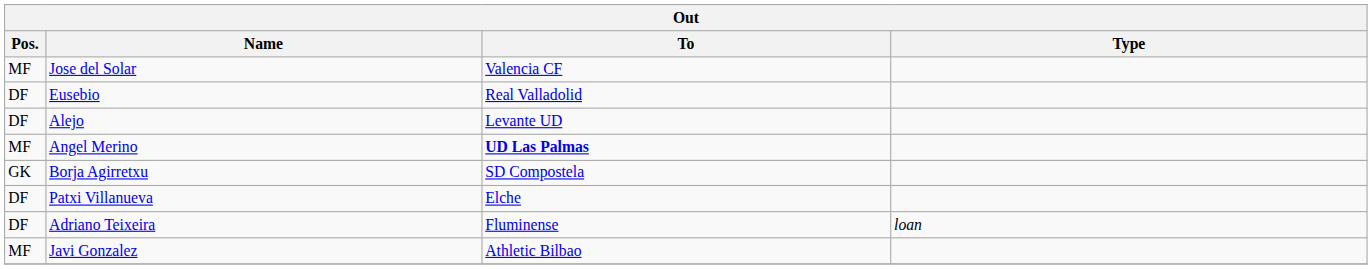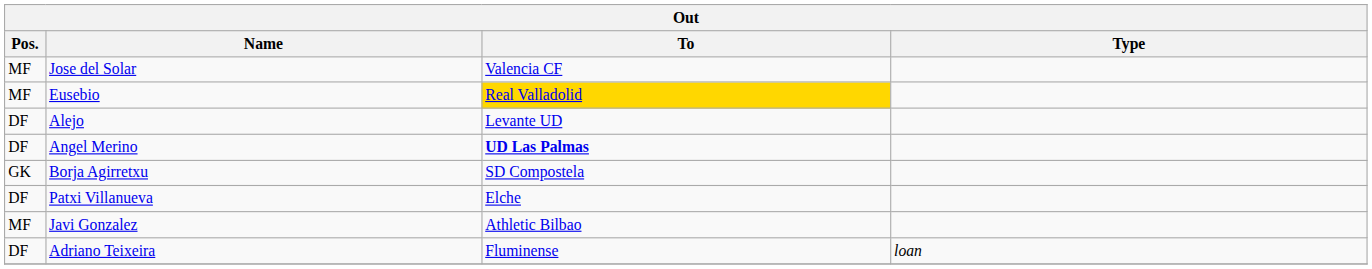(18, 95) DF -> (20, 95) MF
(534, 95) no background -> (534, 95) gold background
(20, 147) MF -> (18, 147) DF
rows swapped: (93, 250) <-> (102, 224)
